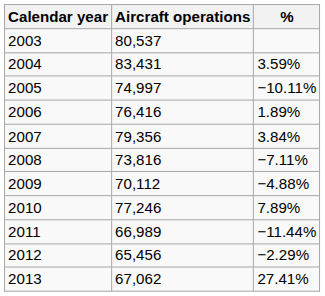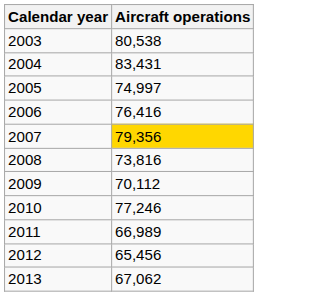- column: (287, 17)
(138, 41) 80,537 -> (138, 41) 80,538
(138, 136) no background -> (138, 136) gold background
